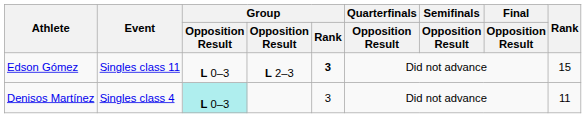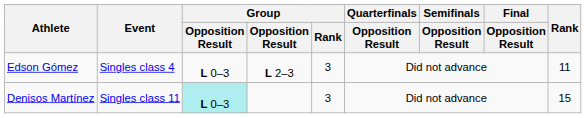(140, 68) Singles class 11 -> (137, 68) Singles class 4
(328, 68) bold -> (328, 68) normal
(565, 68) 15 -> (565, 68) 11
(137, 98) Singles class 4 -> (140, 98) Singles class 11
(565, 98) 11 -> (565, 98) 15
